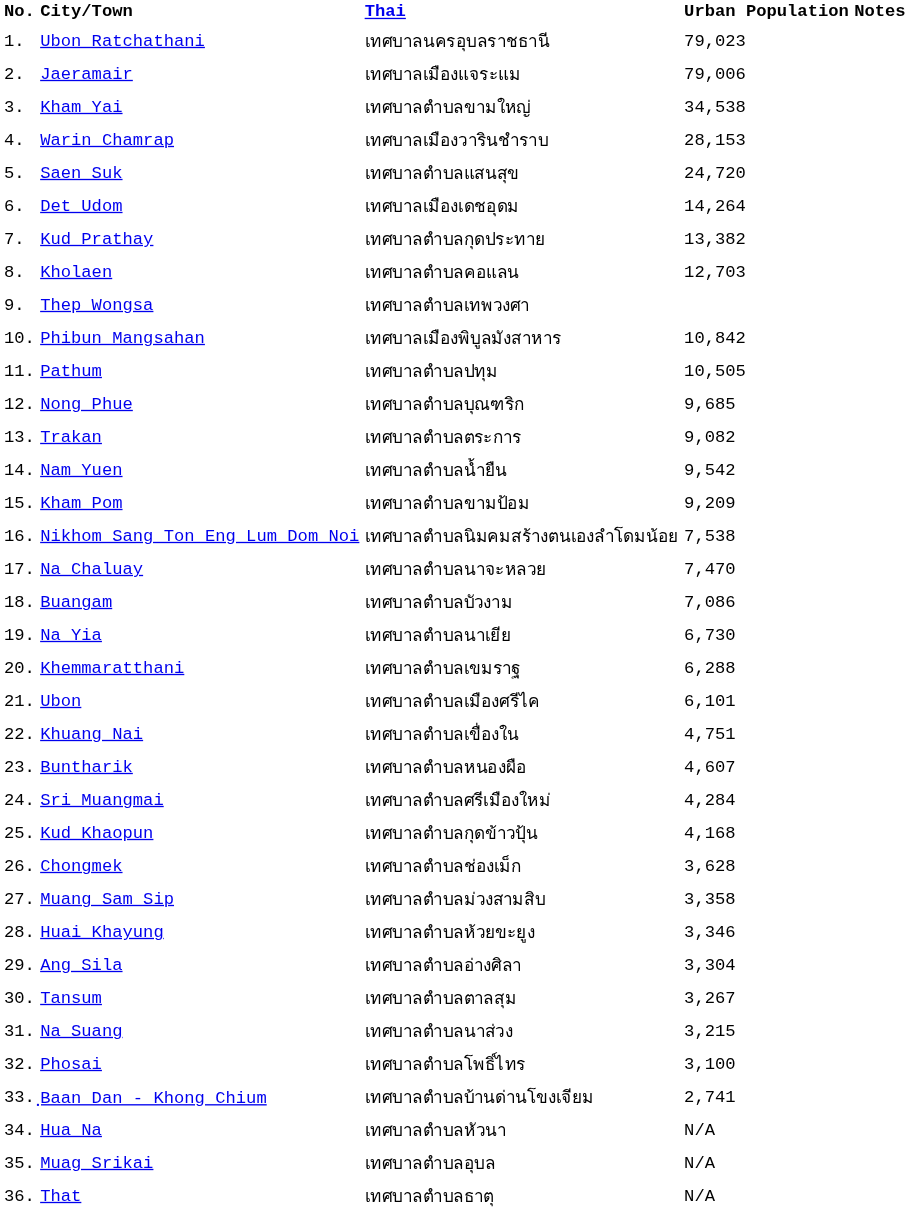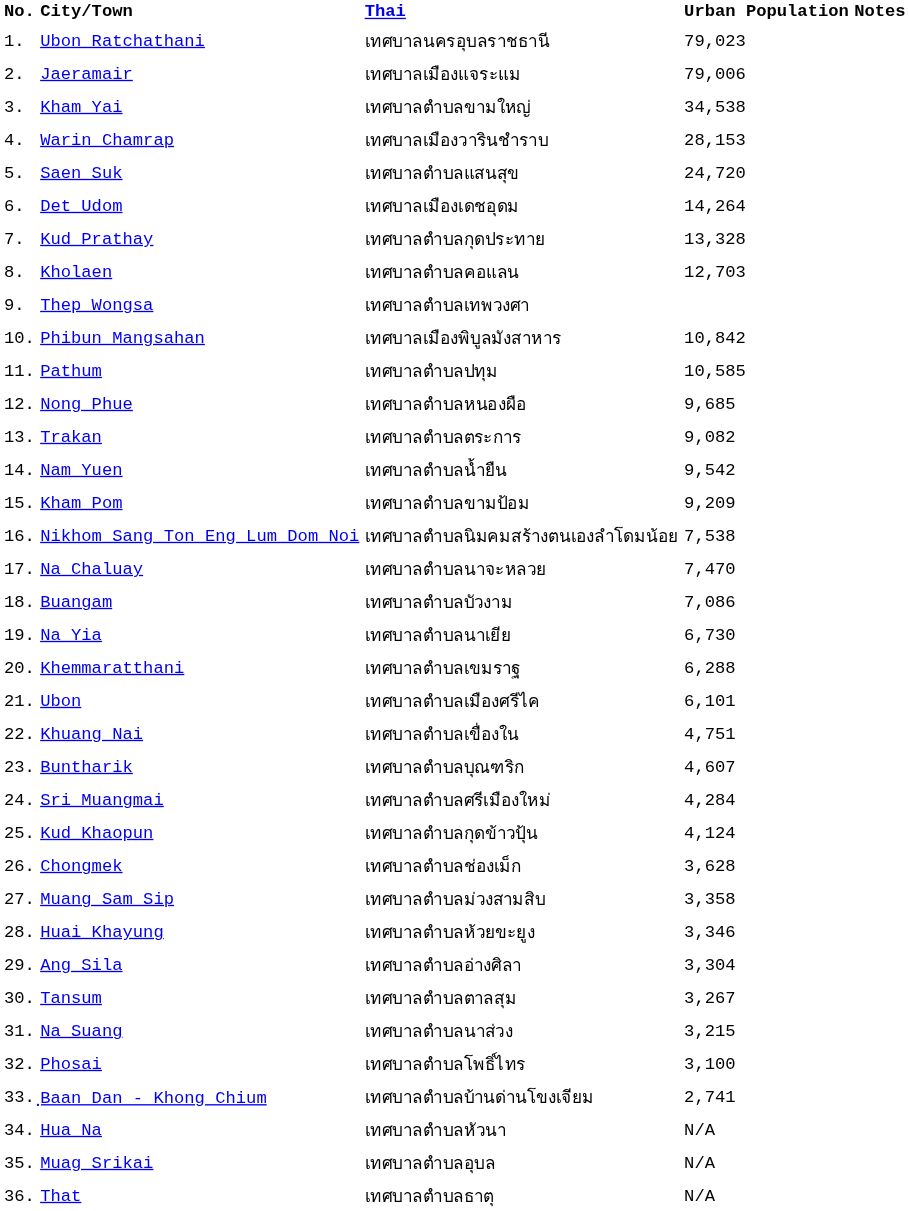(715, 239) 13,382 -> (715, 239) 13,328
(715, 371) 10,505 -> (715, 371) 10,585
(445, 405) เทศบาลตำบลบุณฑริก -> (446, 405) เทศบาลตำบลหนองผือ
(446, 768) เทศบาลตำบลหนองผือ -> (445, 768) เทศบาลตำบลบุณฑริก
(710, 833) 4,168 -> (710, 833) 4,124
